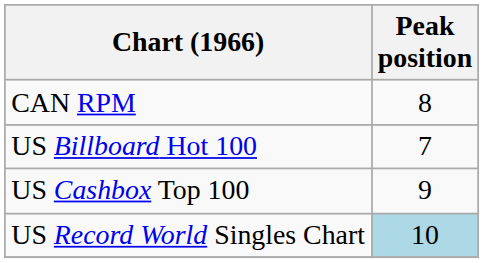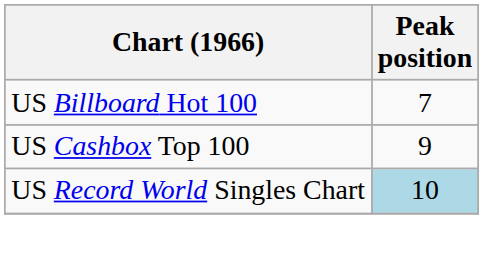- row: (74, 102)
